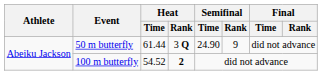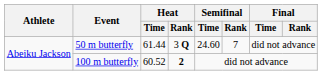(208, 45) 24.90 -> (208, 45) 24.60
(236, 45) 9 -> (236, 45) 7
(154, 62) 54.52 -> (154, 62) 60.52
